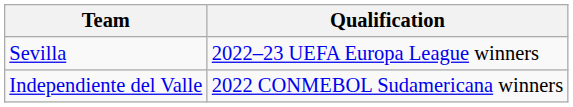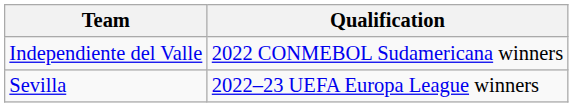rows swapped: (38, 53) <-> (106, 85)
